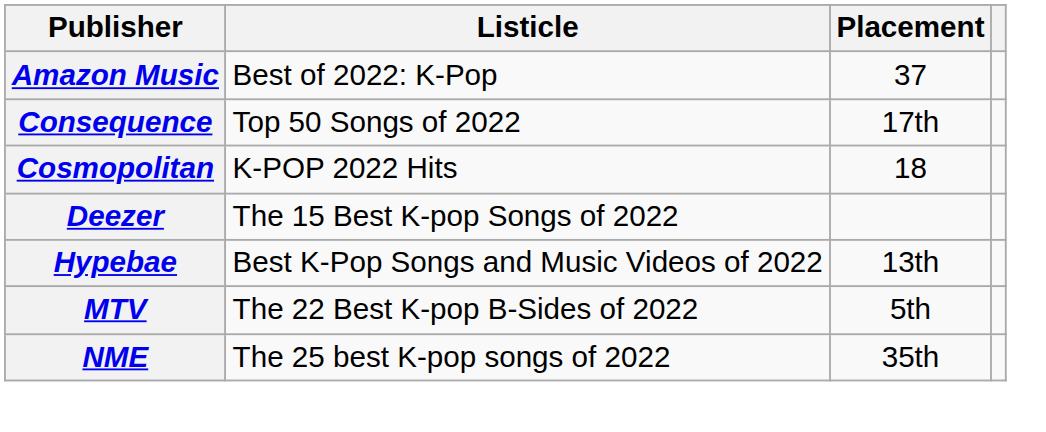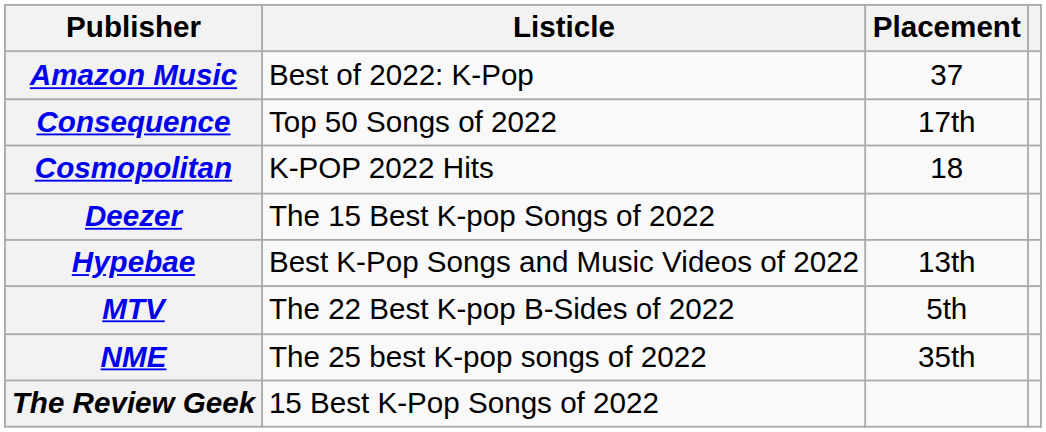+ row: (133, 403)
